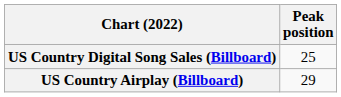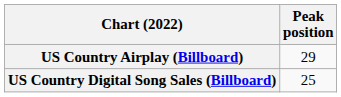rows swapped: (142, 80) <-> (142, 56)
